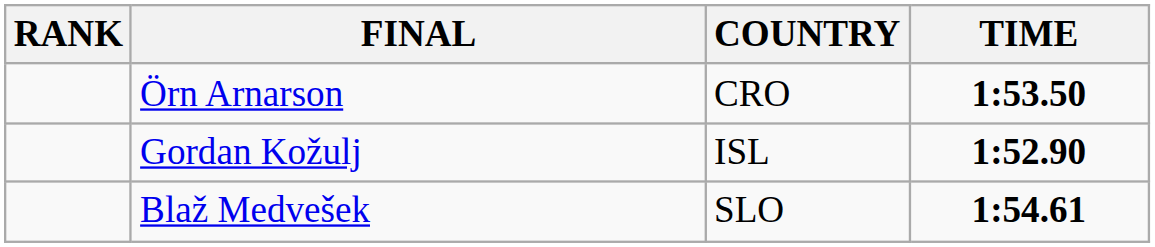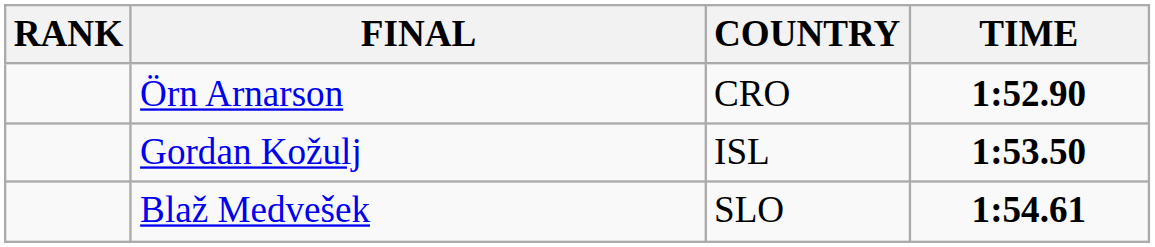(1029, 92) 1:53.50 -> (1029, 92) 1:52.90
(1029, 151) 1:52.90 -> (1029, 151) 1:53.50
